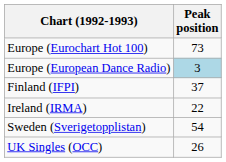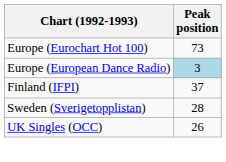- row: (47, 107)
(197, 127) 54 -> (197, 107) 28
